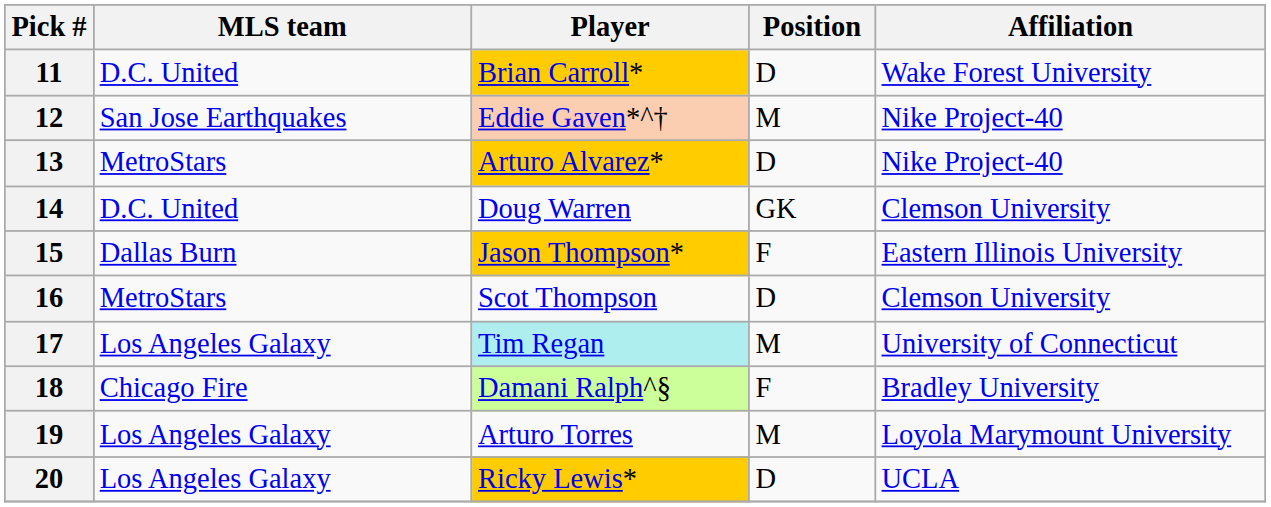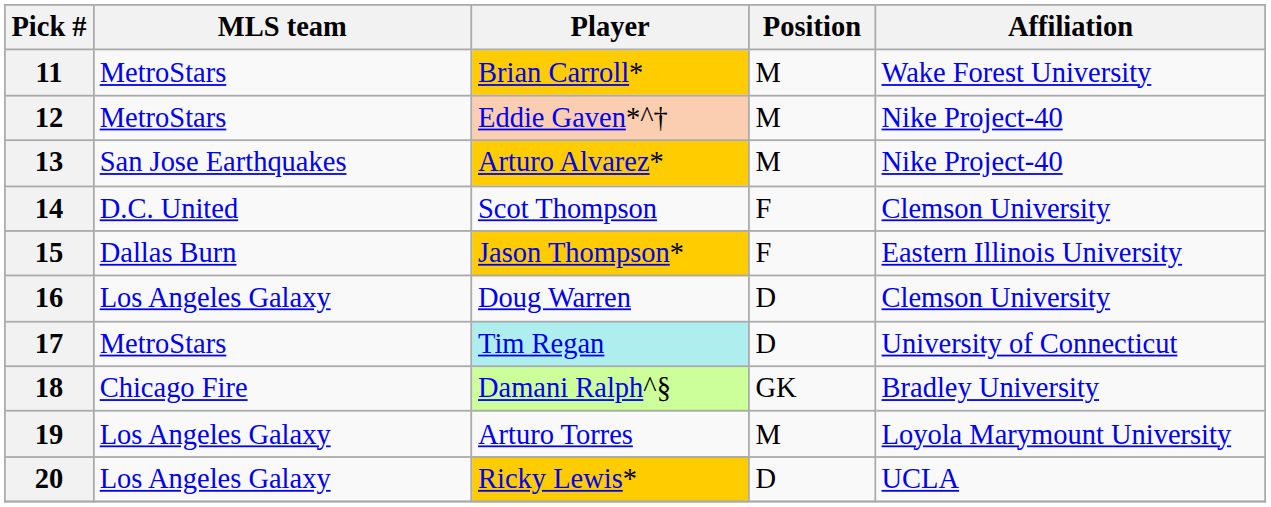(169, 72) D.C. United -> (163, 72) MetroStars
(766, 72) D -> (768, 72) M
(223, 117) San Jose Earthquakes -> (163, 117) MetroStars
(163, 162) MetroStars -> (223, 162) San Jose Earthquakes
(766, 162) D -> (768, 162) M
(555, 207) Doug Warren -> (568, 207) Scot Thompson
(776, 207) GK -> (763, 207) F
(163, 298) MetroStars -> (215, 298) Los Angeles Galaxy
(568, 298) Scot Thompson -> (555, 298) Doug Warren
(215, 343) Los Angeles Galaxy -> (163, 343) MetroStars
(768, 343) M -> (766, 343) D
(763, 388) F -> (776, 388) GK
